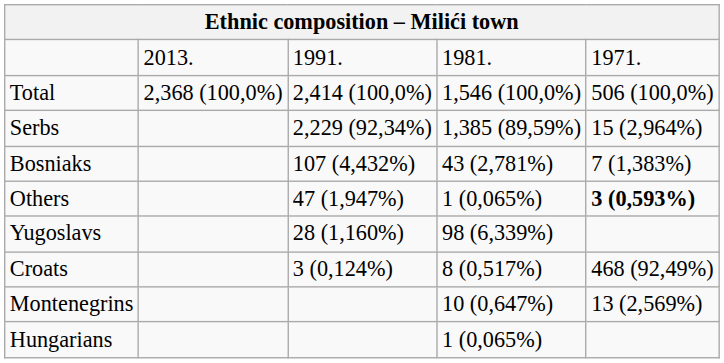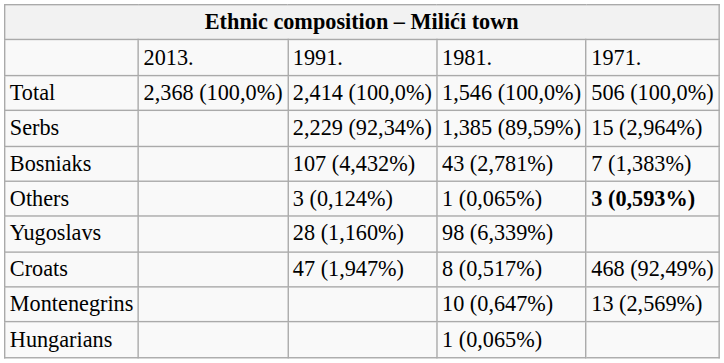(348, 198) 47 (1,947%) -> (343, 198) 3 (0,124%)
(343, 269) 3 (0,124%) -> (348, 269) 47 (1,947%)
